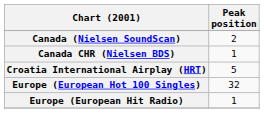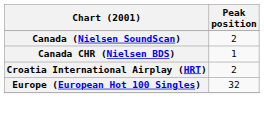(234, 69) 5 -> (234, 69) 2
- row: (107, 100)
